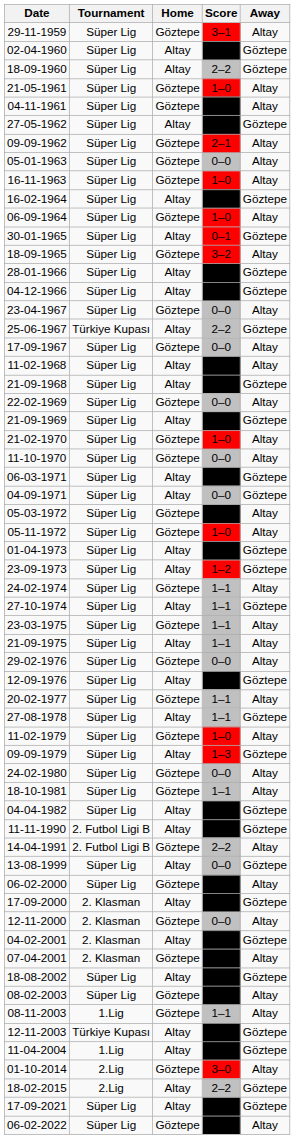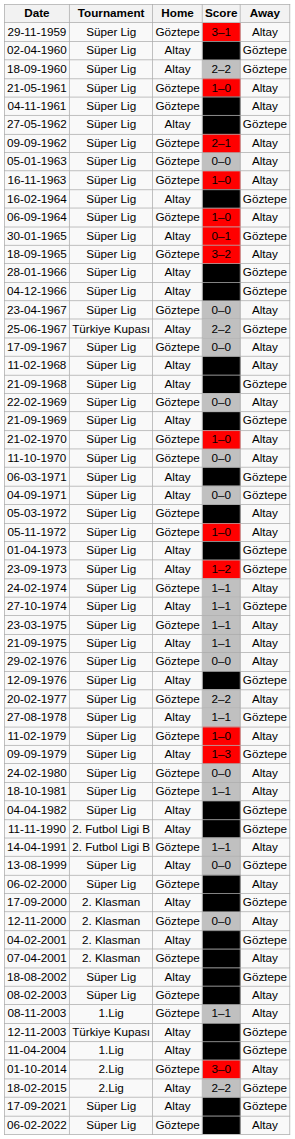(221, 699) 1–1 -> (221, 699) 2–2
(221, 847) 2–2 -> (221, 847) 1–1
